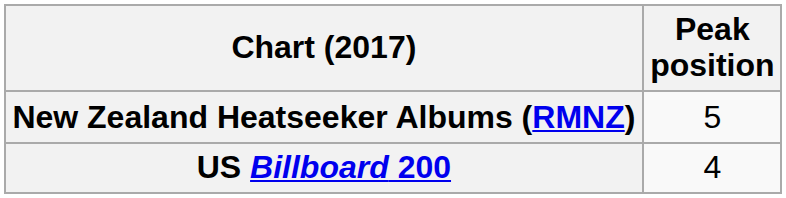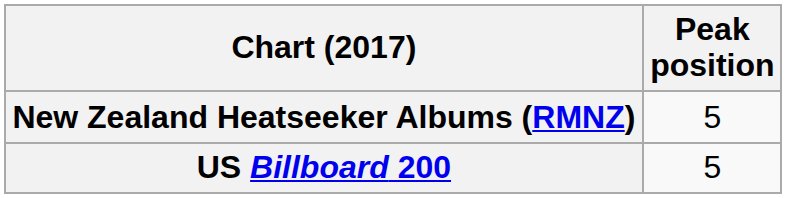(712, 167) 4 -> (712, 167) 5
